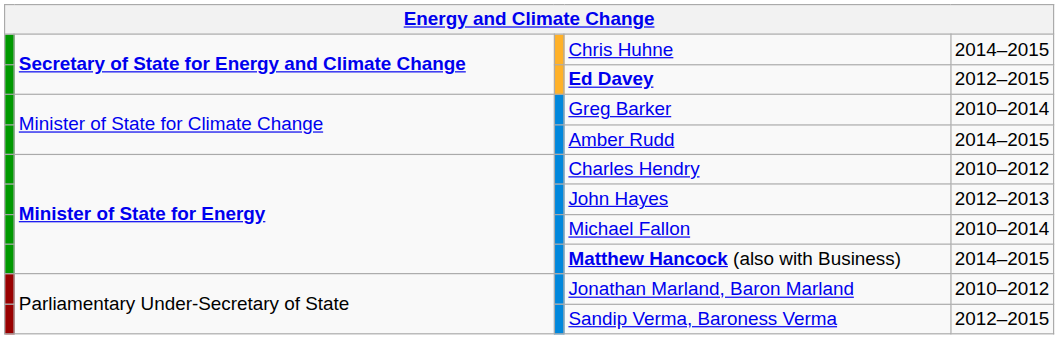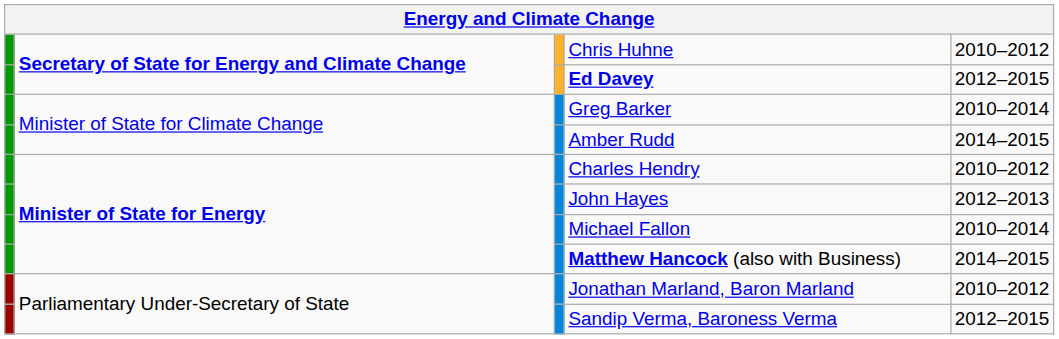(1002, 49) 2014–2015 -> (1002, 49) 2010–2012
